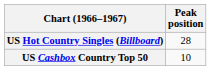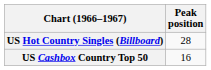(186, 57) 10 -> (186, 57) 16
